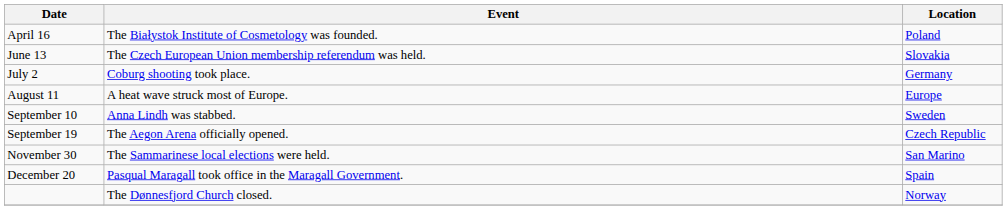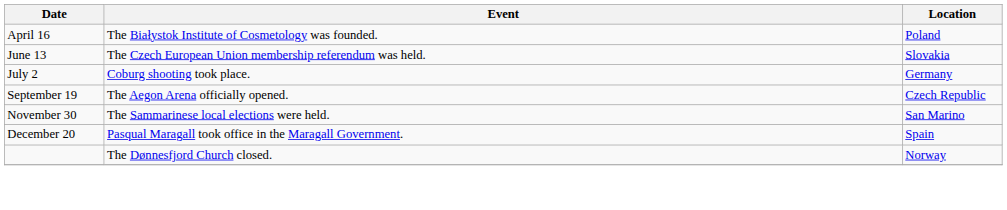- row: (33, 94)
- row: (42, 114)
